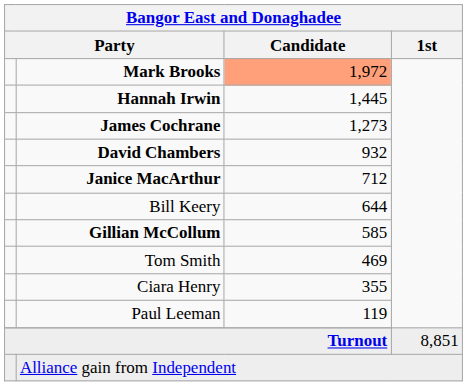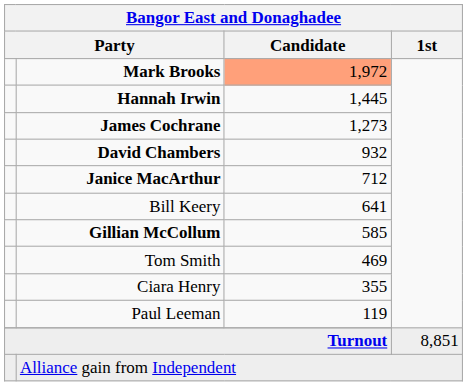(375, 206) 644 -> (375, 206) 641
